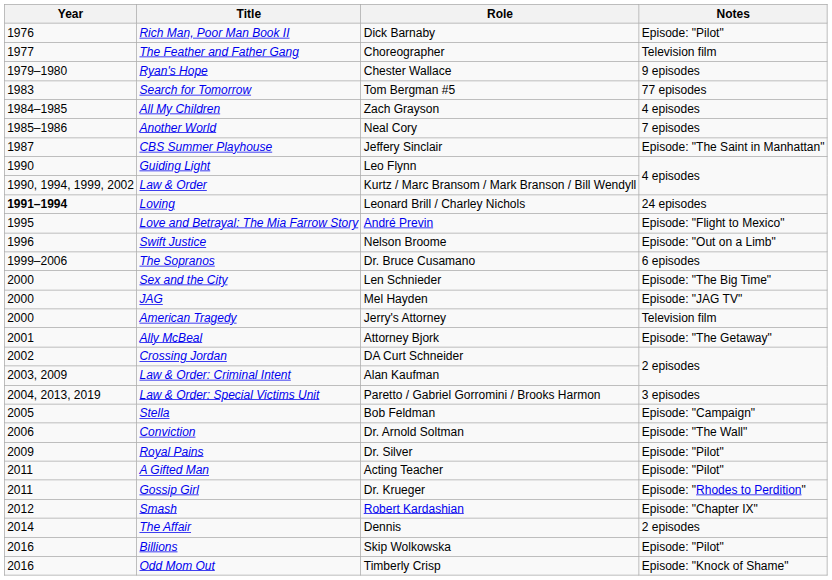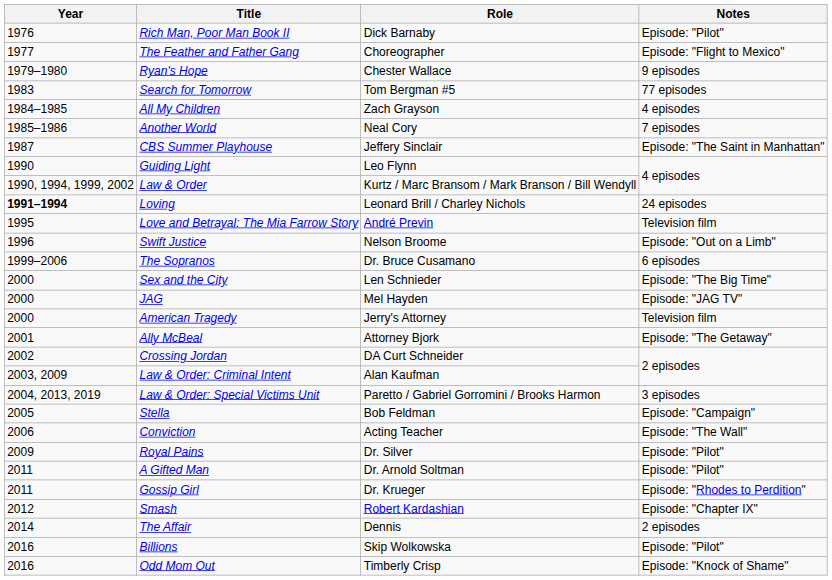(679, 52) Television film -> (713, 52) Episode: "Flight to Mexico"
(713, 223) Episode: "Flight to Mexico" -> (679, 223) Television film
(414, 432) Dr. Arnold Soltman -> (403, 432) Acting Teacher
(403, 470) Acting Teacher -> (414, 470) Dr. Arnold Soltman
